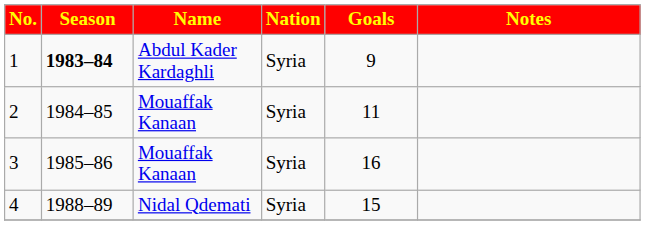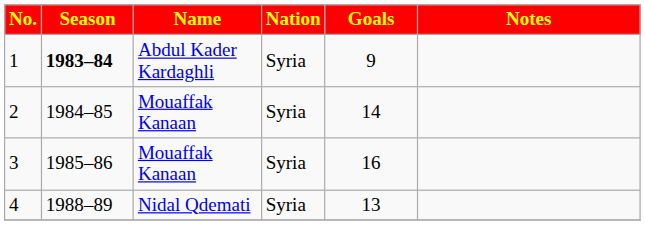(371, 112) 11 -> (371, 112) 14
(371, 204) 15 -> (371, 204) 13
